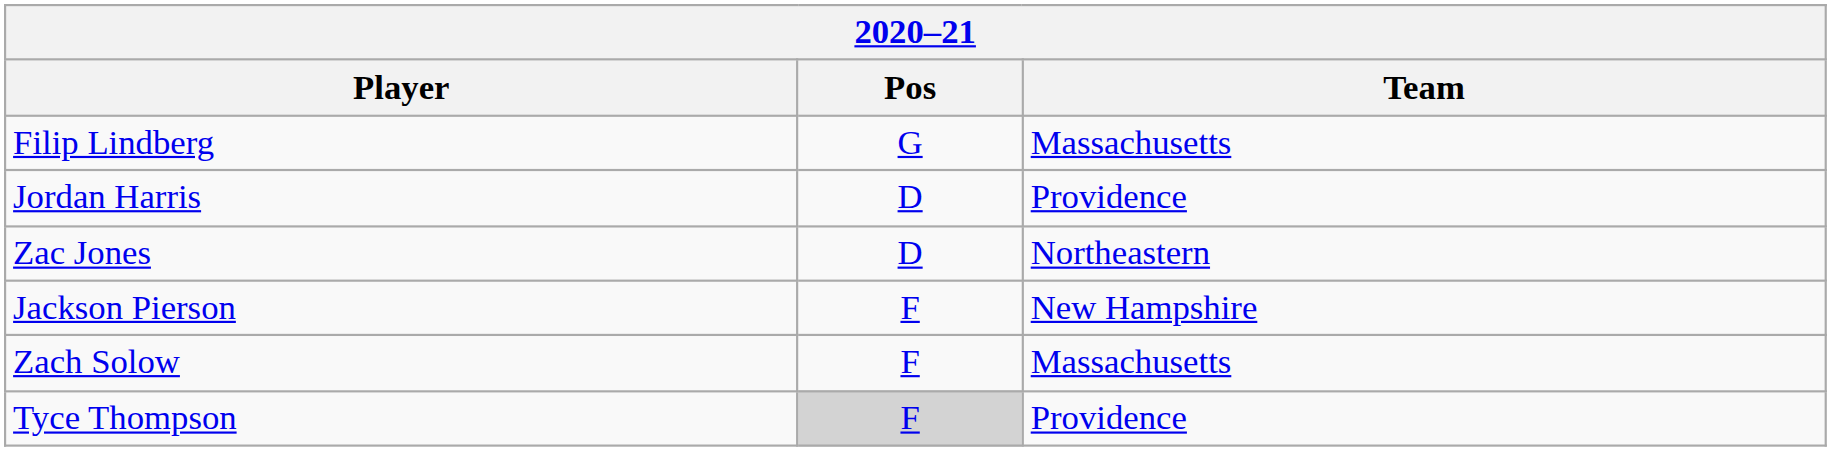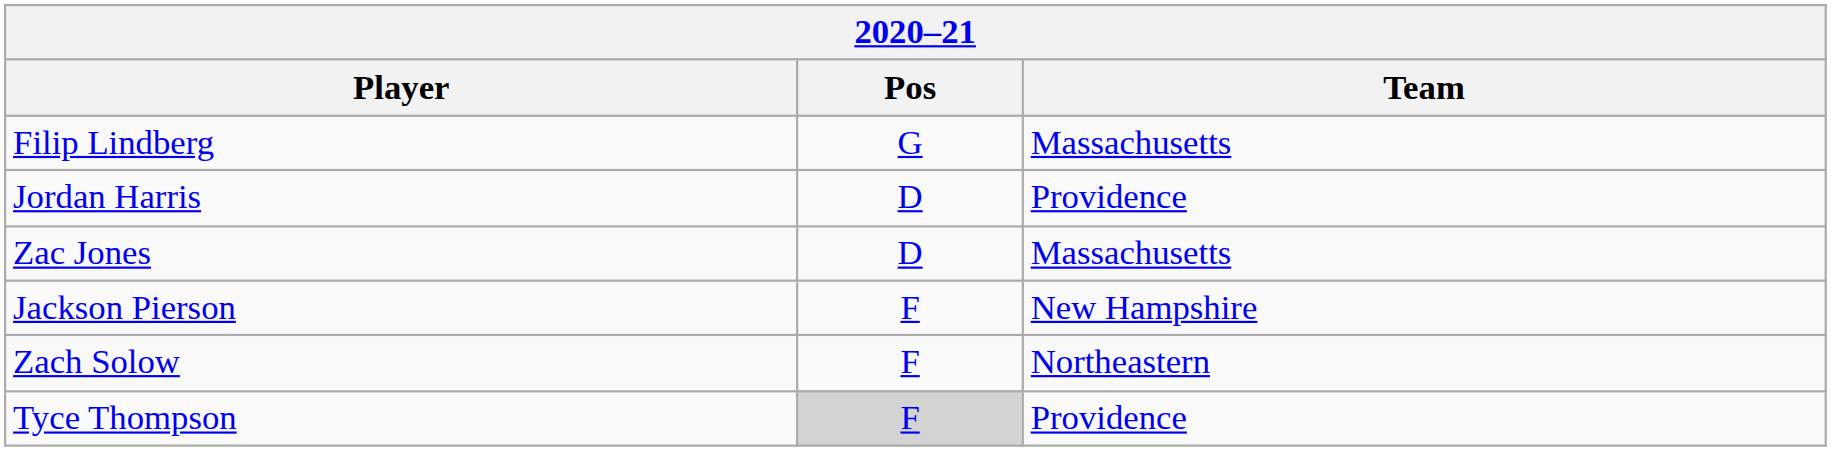(1120, 252) Northeastern -> (1131, 252) Massachusetts
(1131, 362) Massachusetts -> (1120, 362) Northeastern
